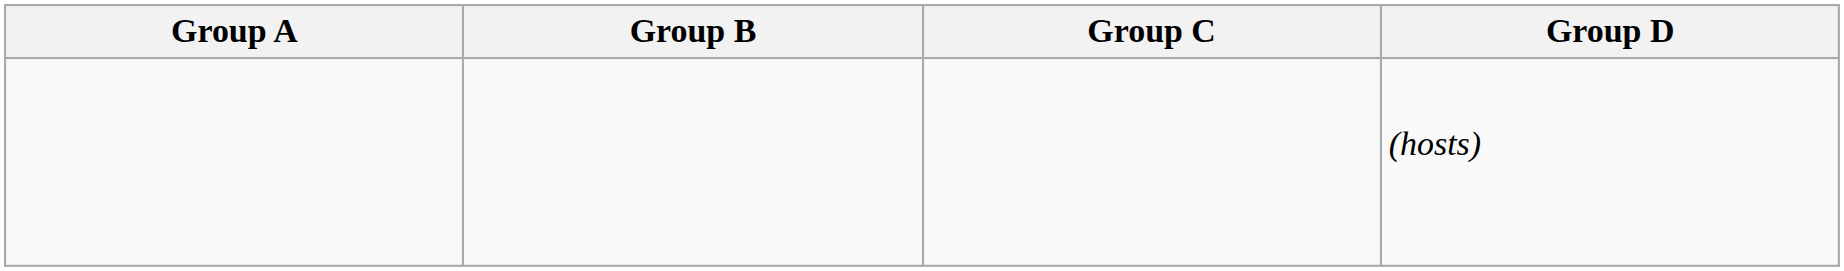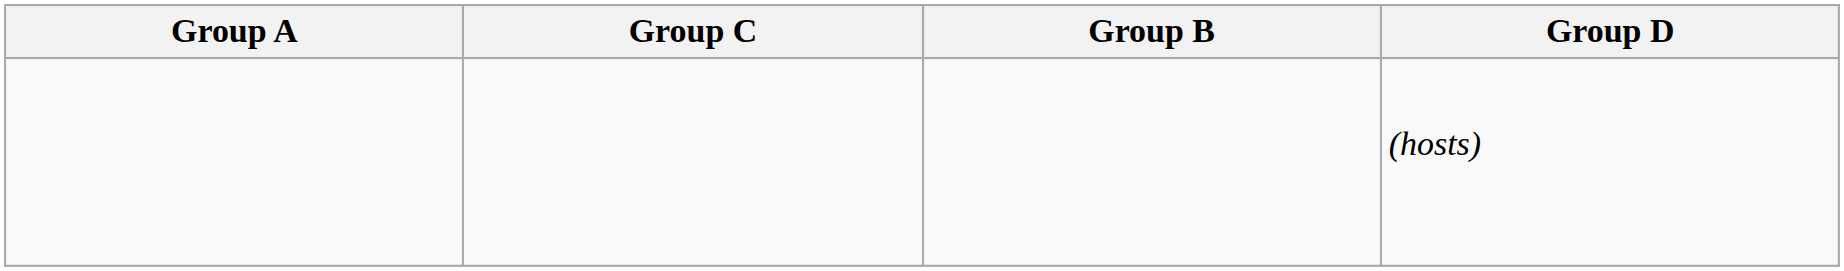columns swapped: (693, 31) <-> (1152, 31)
